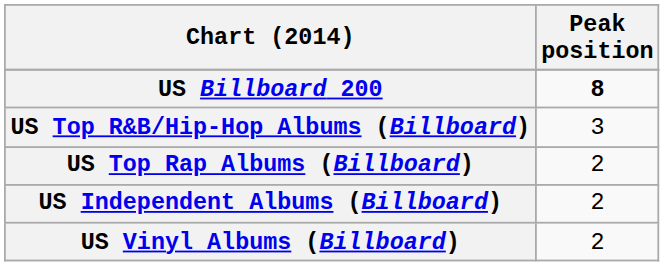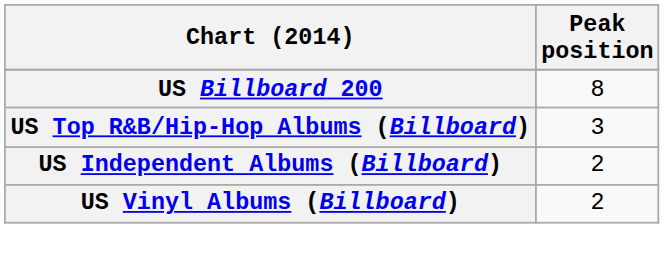(597, 89) bold -> (597, 89) normal
- row: (270, 165)
